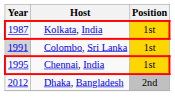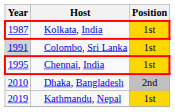(18, 82) 2012 -> (18, 82) 2010
+ row: (83, 98)
